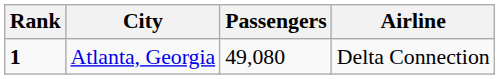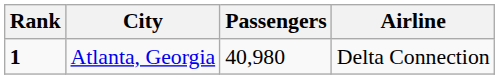(255, 56) 49,080 -> (255, 56) 40,980
